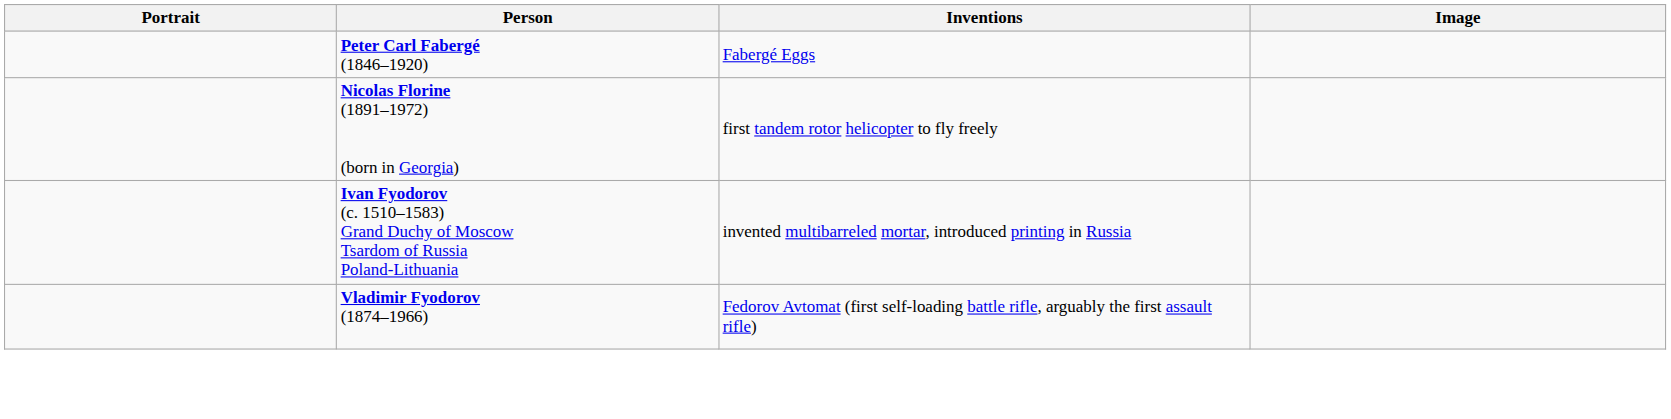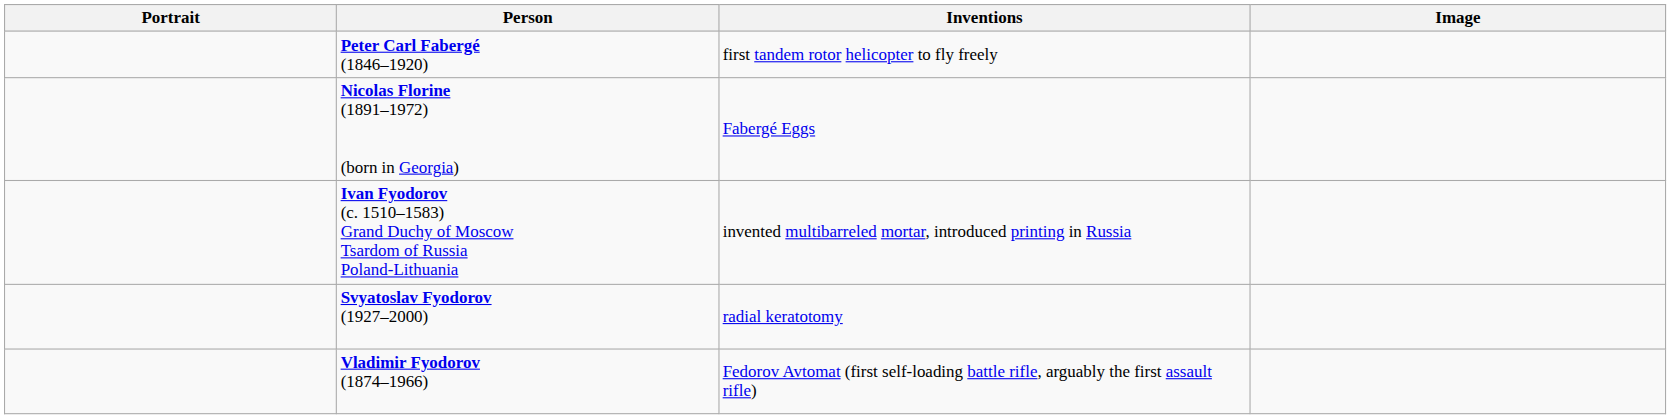(769, 54) Fabergé Eggs -> (860, 54) first tandem rotor helicopter to fly freely
(860, 128) first tandem rotor helicopter to fly freely -> (769, 128) Fabergé Eggs
+ row: (416, 306)
